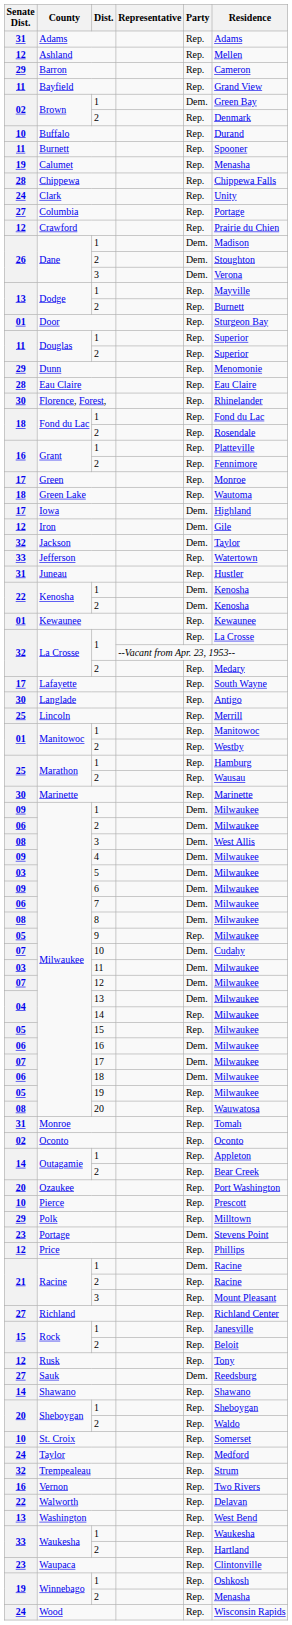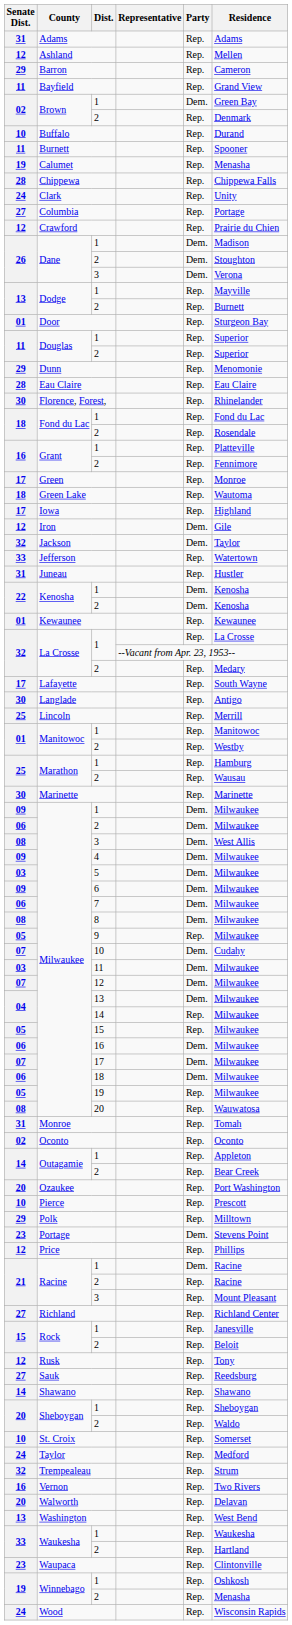(197, 511) Dem. -> (195, 511) Rep.
(197, 1376) Dem. -> (195, 1376) Rep.
(21, 1502) 22 -> (21, 1502) 20
